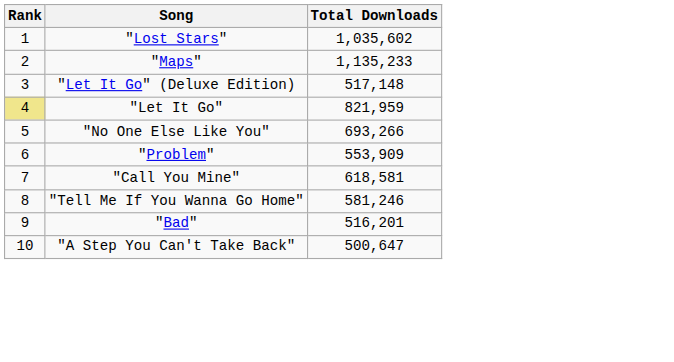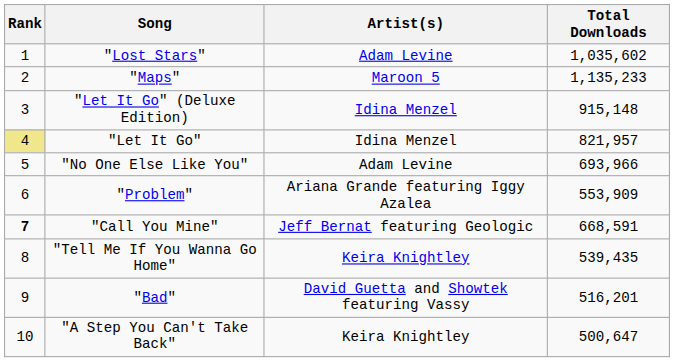+ column: (406, 24)
(374, 85) 517,148 -> (608, 110) 915,148
(374, 108) 821,959 -> (608, 141) 821,957
(374, 132) 693,266 -> (608, 164) 693,966
(25, 178) normal -> (25, 227) bold
(374, 178) 618,581 -> (608, 227) 668,591
(374, 201) 581,246 -> (608, 258) 539,435
